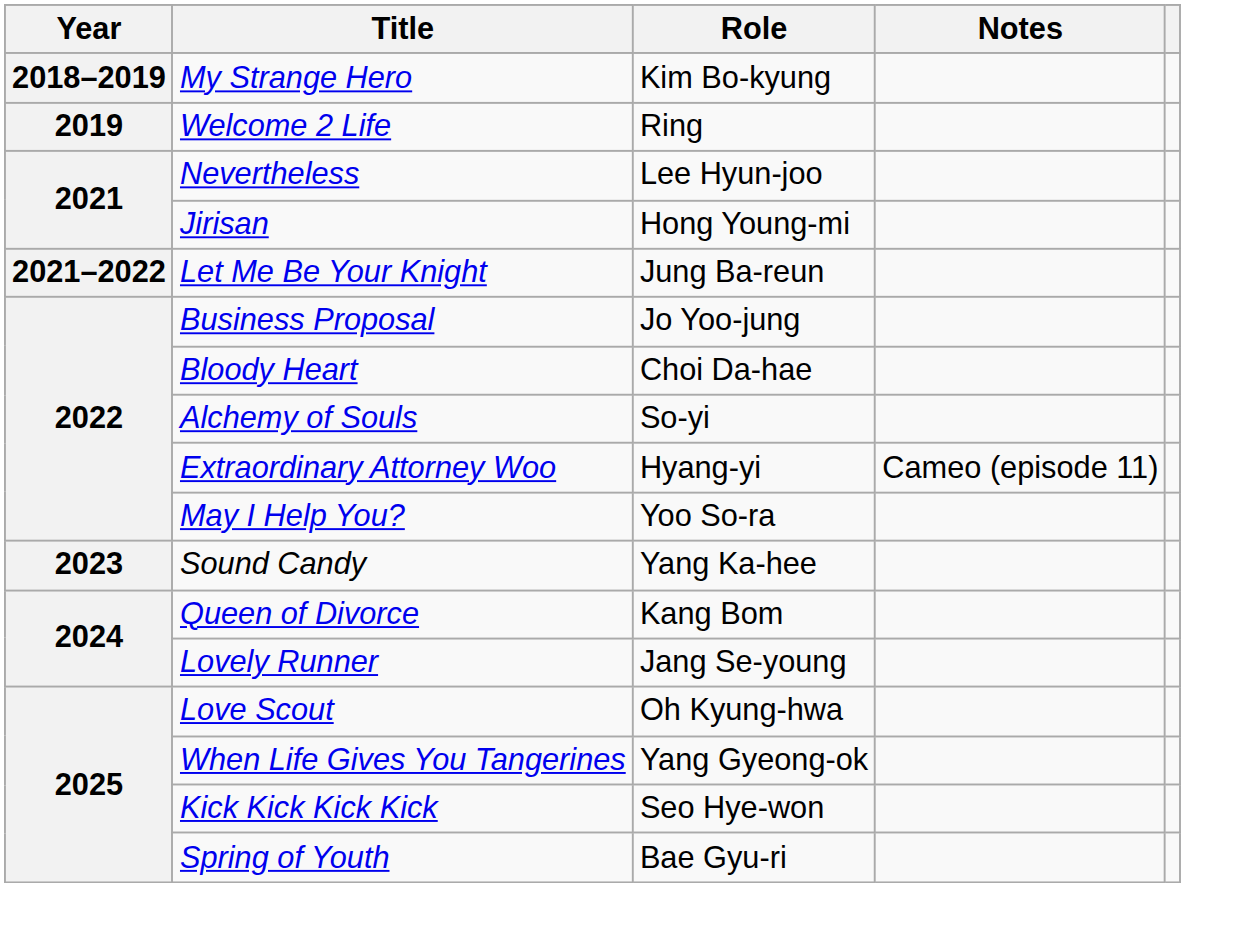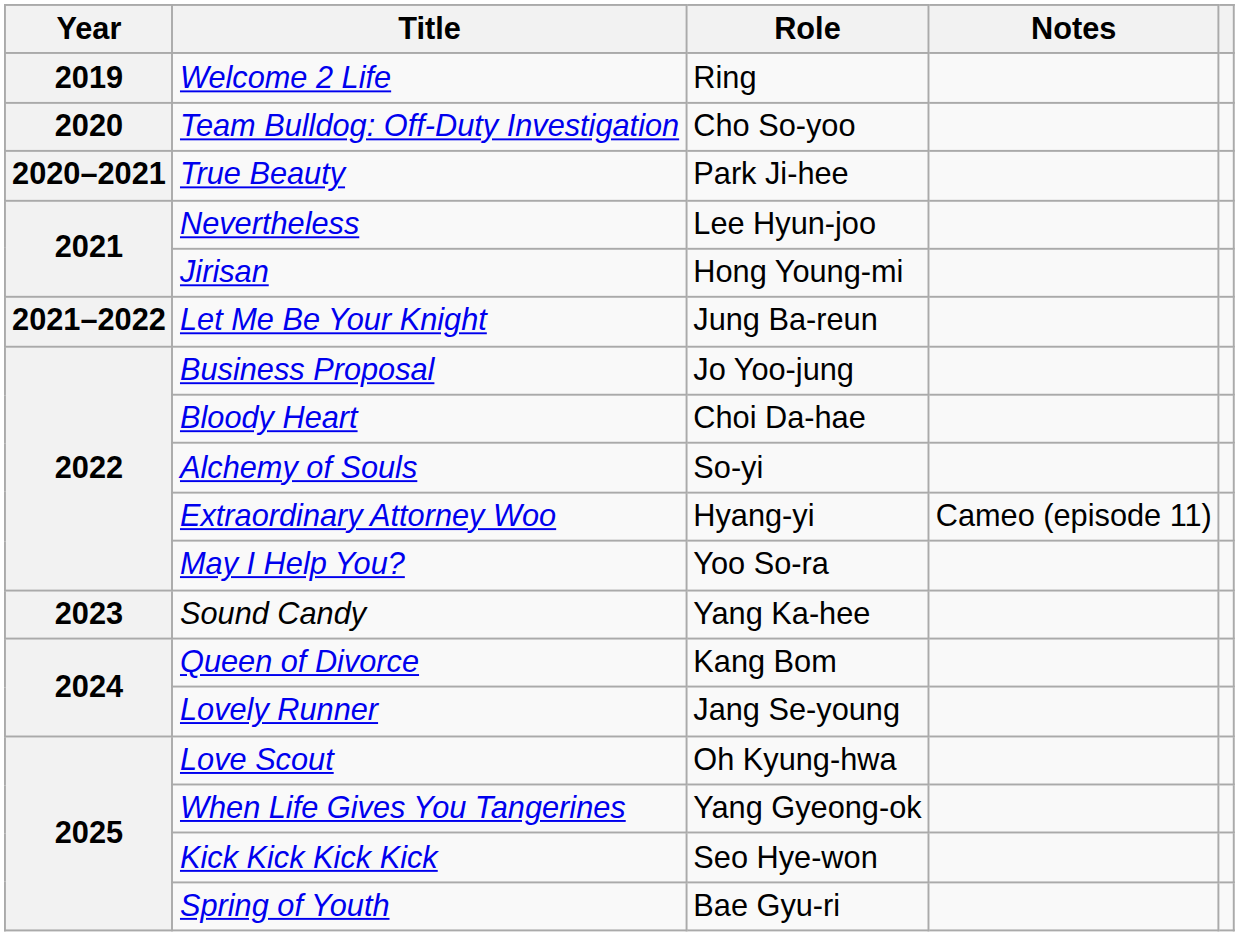- row: (296, 77)
+ row: (430, 126)
+ row: (263, 175)
